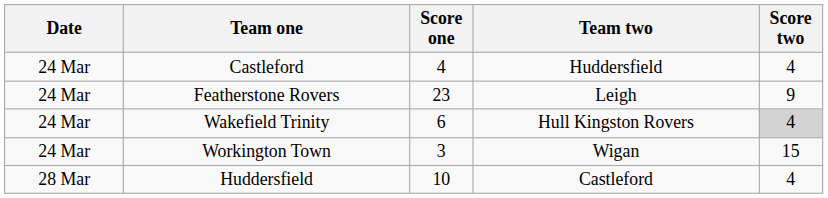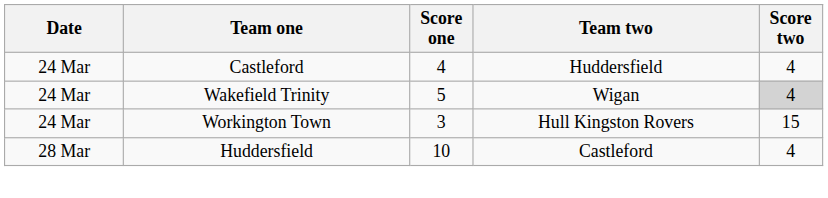- row: (267, 94)
(441, 123) 6 -> (441, 94) 5
(616, 123) Hull Kingston Rovers -> (616, 94) Wigan
(616, 151) Wigan -> (616, 123) Hull Kingston Rovers
